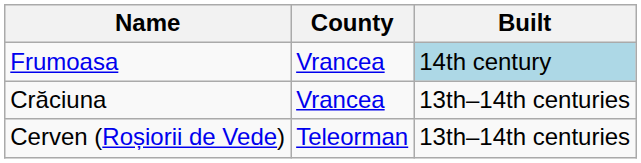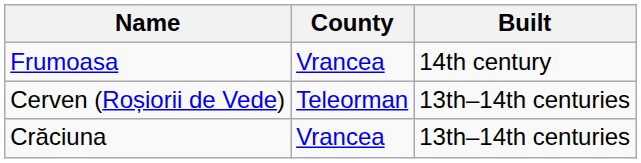(485, 61) lightblue background -> (485, 61) no background
rows swapped: (58, 99) <-> (148, 137)
